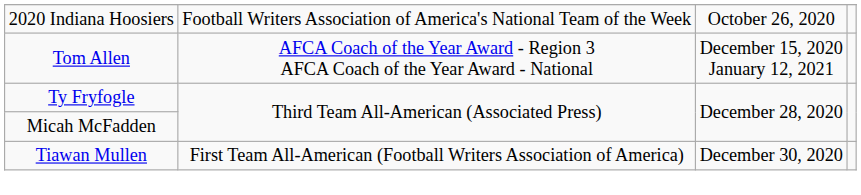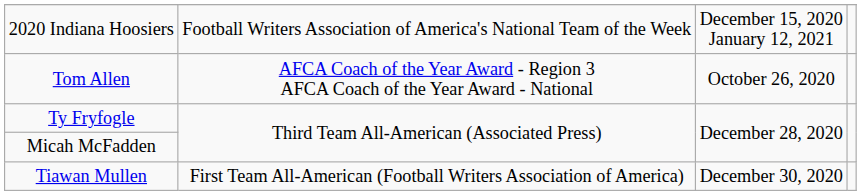(771, 18) October 26, 2020 -> (771, 29) December 15, 2020 January 12, 2021
(771, 58) December 15, 2020 January 12, 2021 -> (771, 78) October 26, 2020
